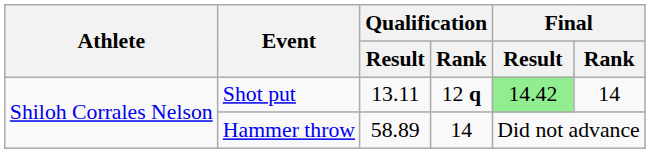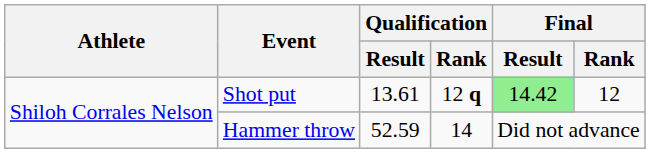(395, 94) 13.11 -> (395, 94) 13.61
(609, 94) 14 -> (609, 94) 12
(395, 130) 58.89 -> (395, 130) 52.59
